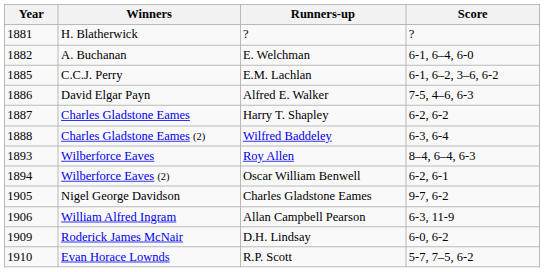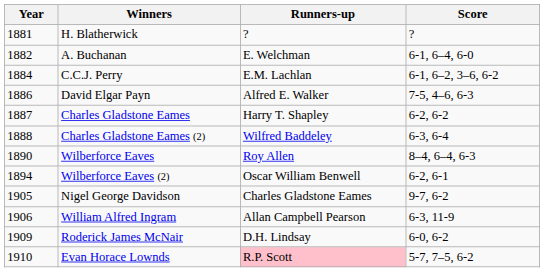(20, 74) 1885 -> (20, 74) 1884
(20, 155) 1893 -> (20, 155) 1890
(267, 256) no background -> (267, 256) pink background
